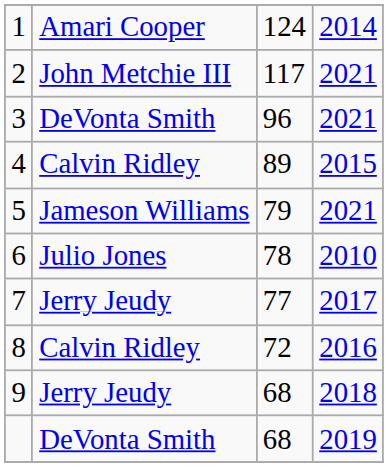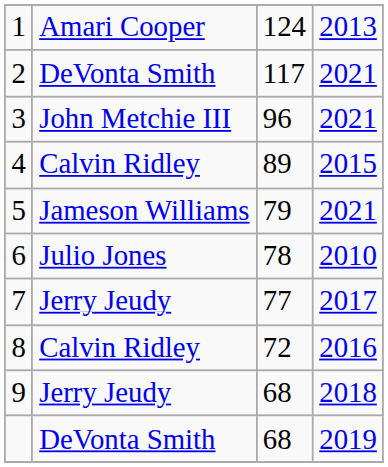(348, 27) 2014 -> (348, 27) 2013
(135, 73) John Metchie III -> (127, 73) DeVonta Smith
(127, 118) DeVonta Smith -> (135, 118) John Metchie III
